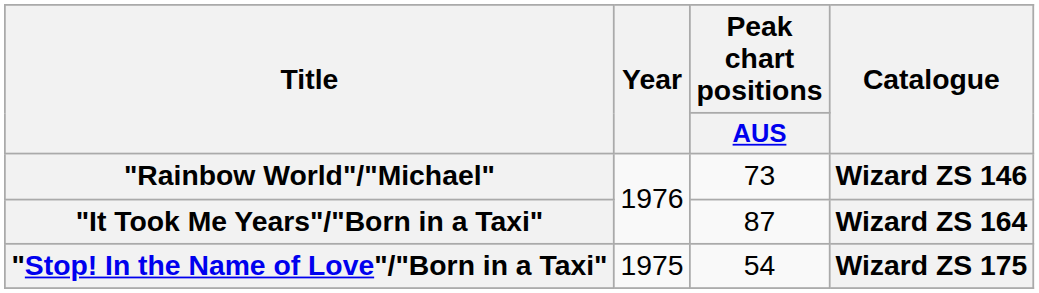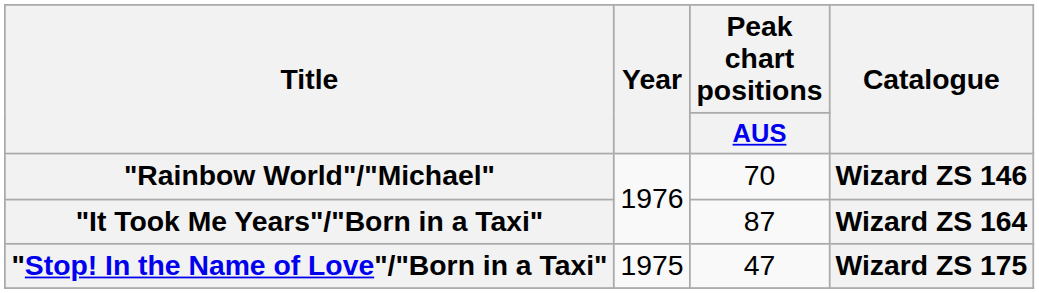(759, 175) 73 -> (759, 175) 70
(759, 265) 54 -> (759, 265) 47
